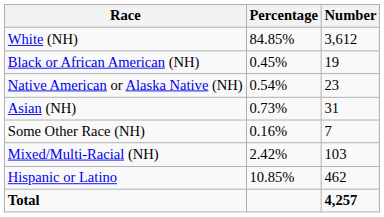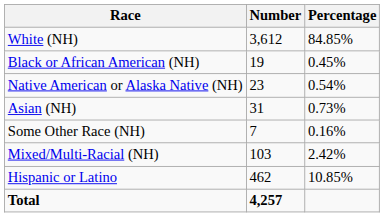columns swapped: (350, 16) <-> (284, 16)
